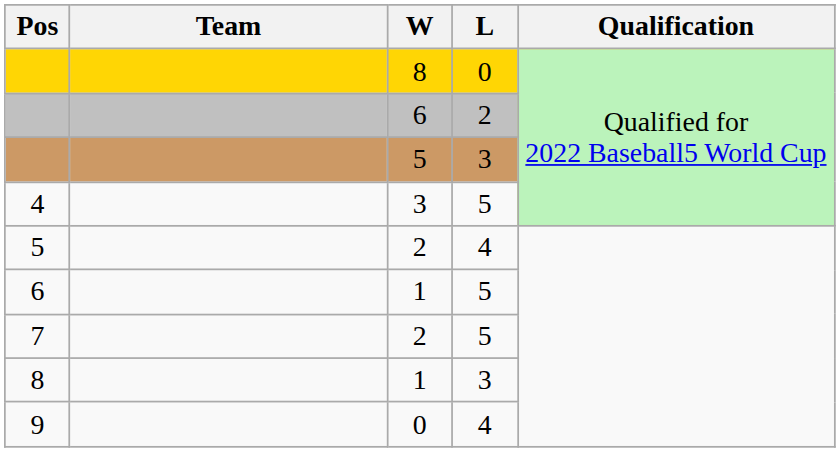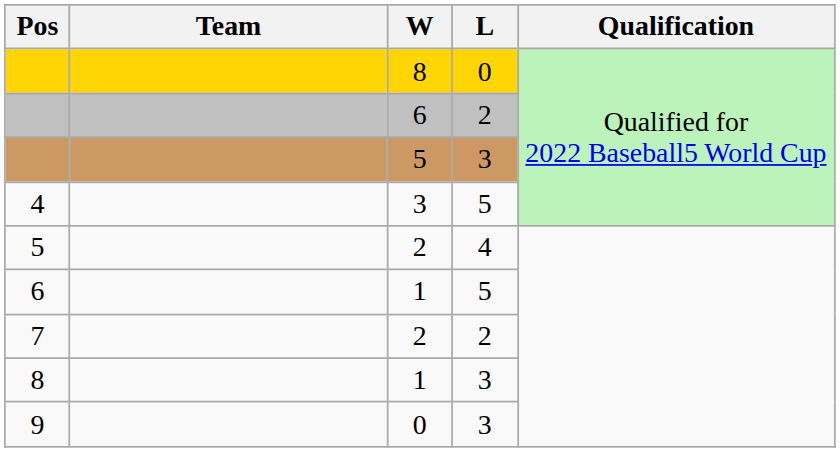(485, 335) 5 -> (485, 335) 2
(485, 423) 4 -> (485, 423) 3
